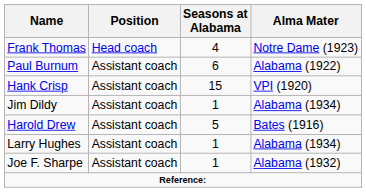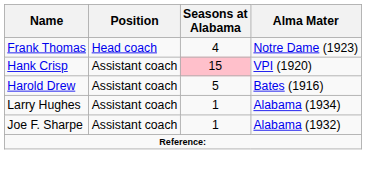- row: (43, 67)
(215, 86) no background -> (215, 67) pink background
- row: (32, 105)
